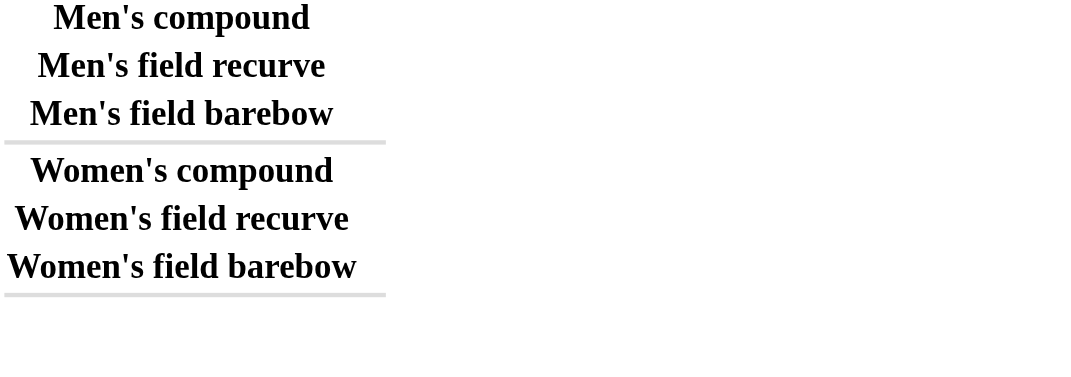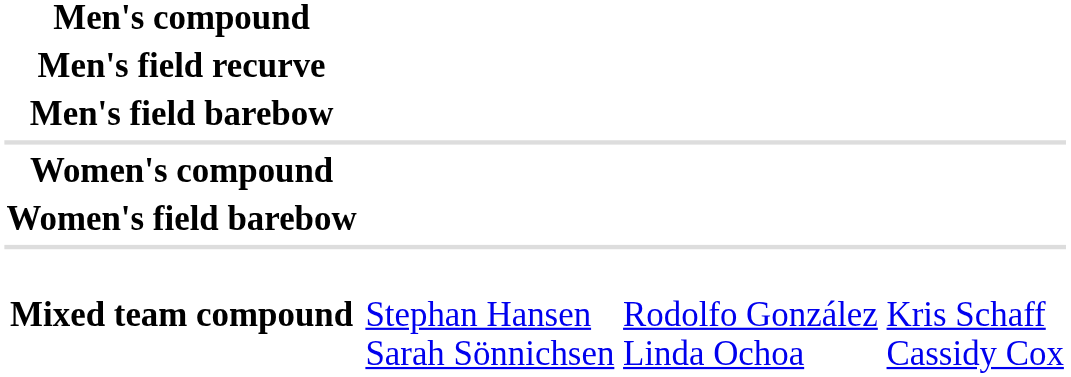- row: (182, 218)
+ row: (182, 314)
